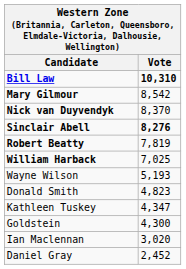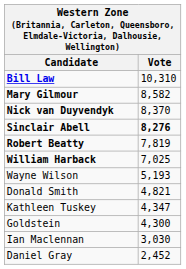(158, 79) bold -> (158, 79) normal
(156, 95) 8,542 -> (156, 95) 8,582
(156, 192) 4,823 -> (156, 192) 4,821
(156, 240) 3,020 -> (156, 240) 3,030
